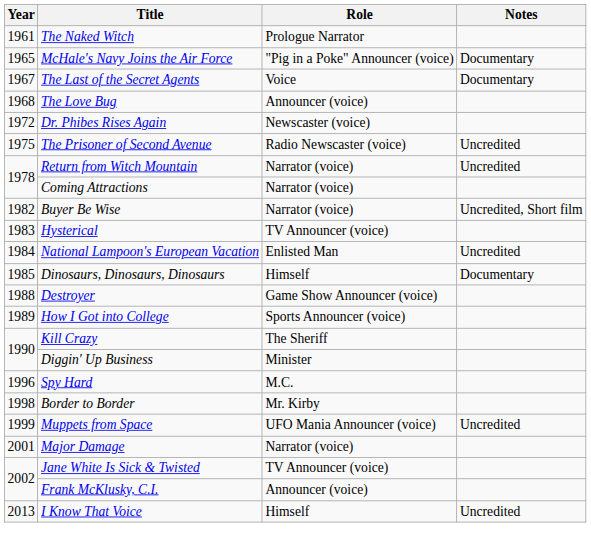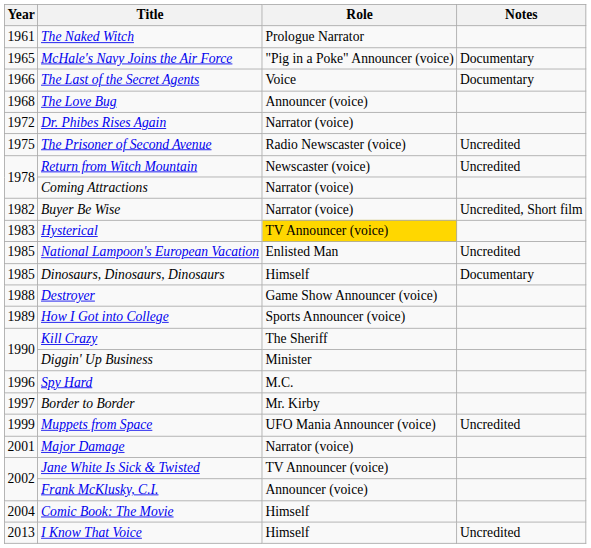(21, 79) 1967 -> (21, 79) 1966
(318, 123) Newscaster (voice) -> (309, 123) Narrator (voice)
(309, 166) Narrator (voice) -> (318, 166) Newscaster (voice)
(327, 230) no background -> (327, 230) gold background
(21, 252) 1984 -> (21, 252) 1985
(21, 403) 1998 -> (21, 403) 1997
+ row: (107, 511)
